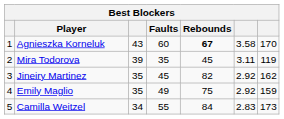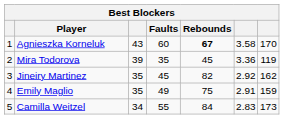(246, 60) 3.11 -> (246, 60) 3.36
(246, 91) 2.92 -> (246, 91) 2.91
